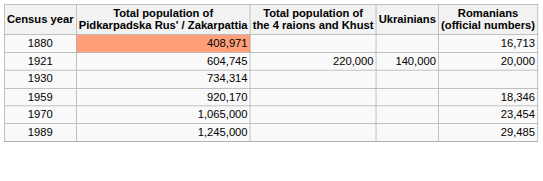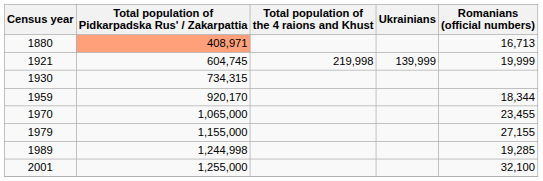(353, 61) 220,000 -> (353, 61) 219,998
(416, 61) 140,000 -> (416, 61) 139,999
(518, 61) 20,000 -> (518, 61) 19,999
(227, 79) 734,314 -> (227, 79) 734,315
(518, 97) 18,346 -> (518, 97) 18,344
(518, 114) 23,454 -> (518, 114) 23,455
+ row: (40, 132)
(223, 132) 1,245,000 -> (223, 150) 1,244,998
(518, 132) 29,485 -> (518, 150) 19,285
+ row: (40, 168)
